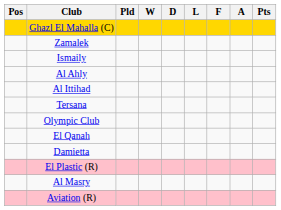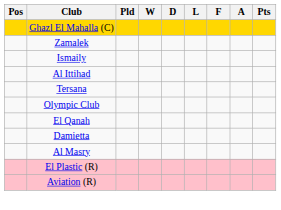- row: (71, 74)
rows swapped: (71, 182) <-> (71, 167)
